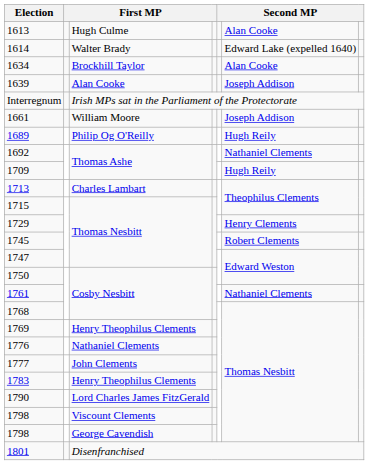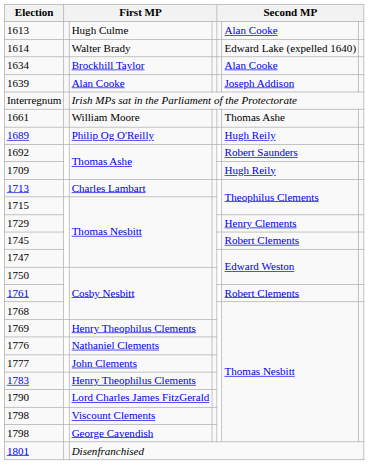(259, 118) Joseph Addison -> (255, 118) Thomas Ashe
(268, 153) Nathaniel Clements -> (261, 153) Robert Saunders
(268, 293) Nathaniel Clements -> (262, 293) Robert Clements
